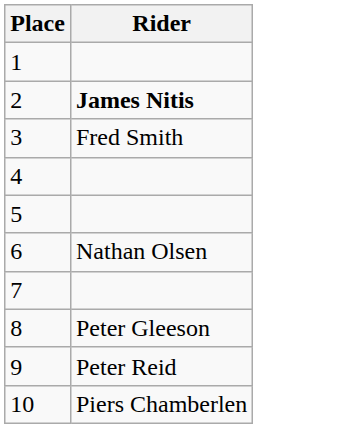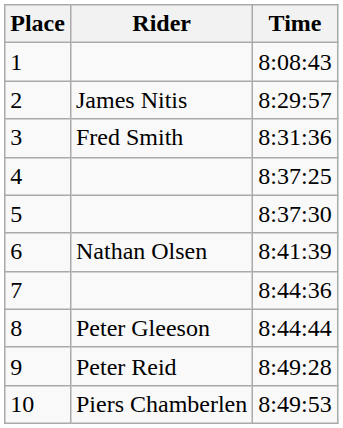+ column: (295, 23)
(135, 99) bold -> (132, 99) normal
